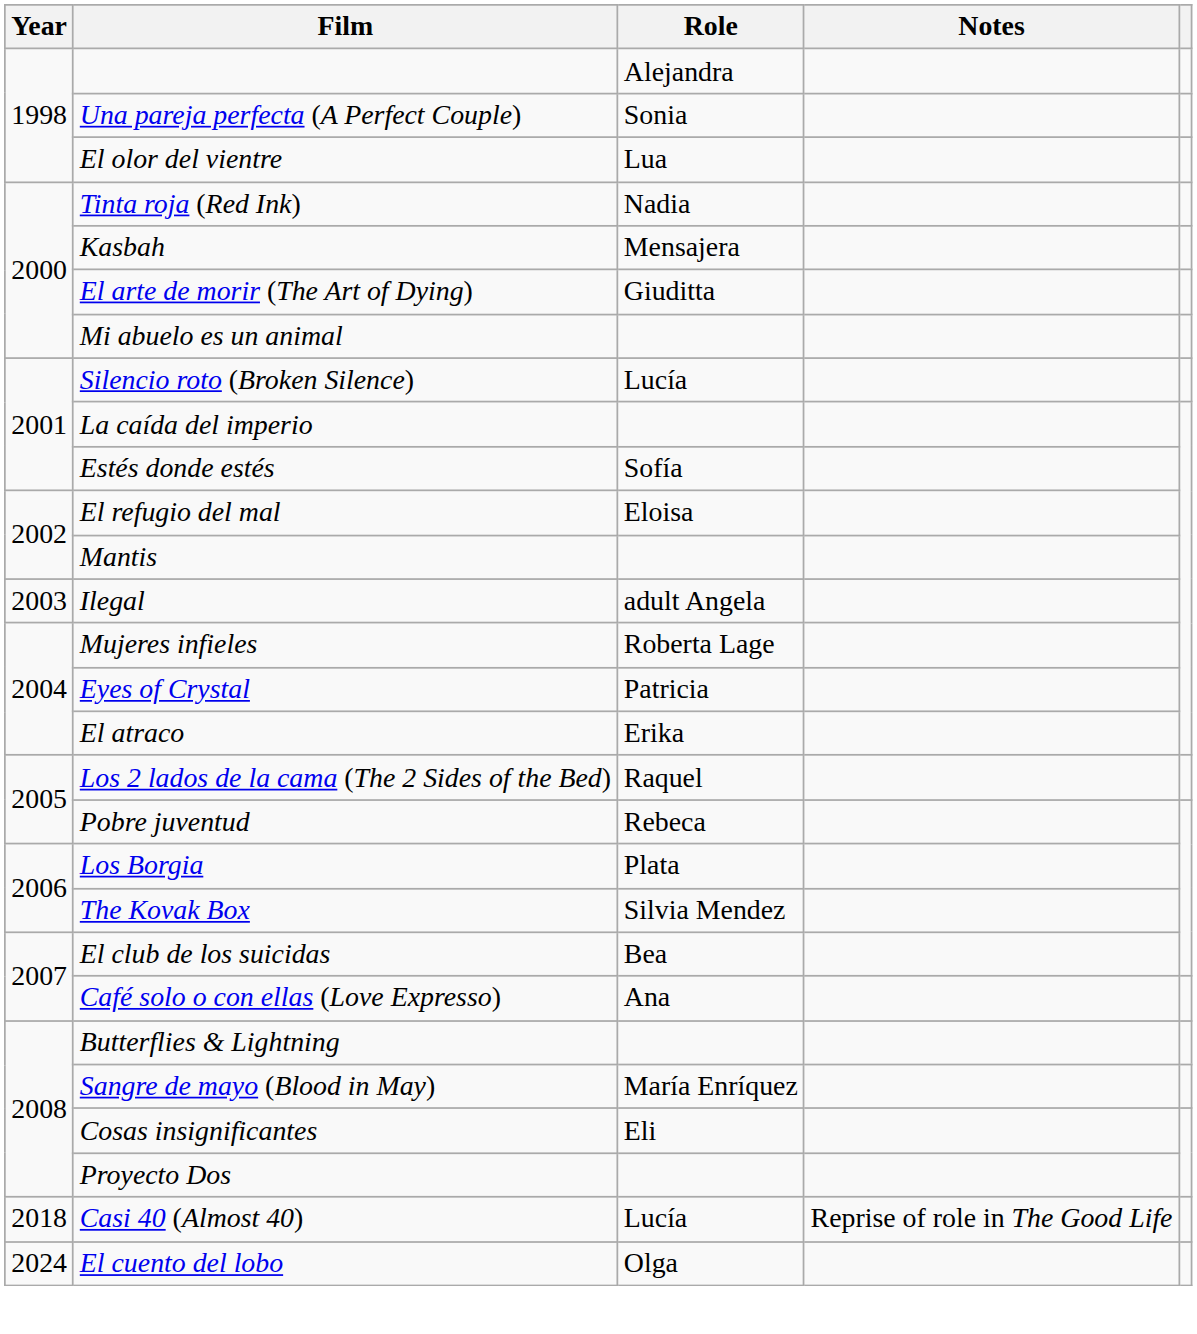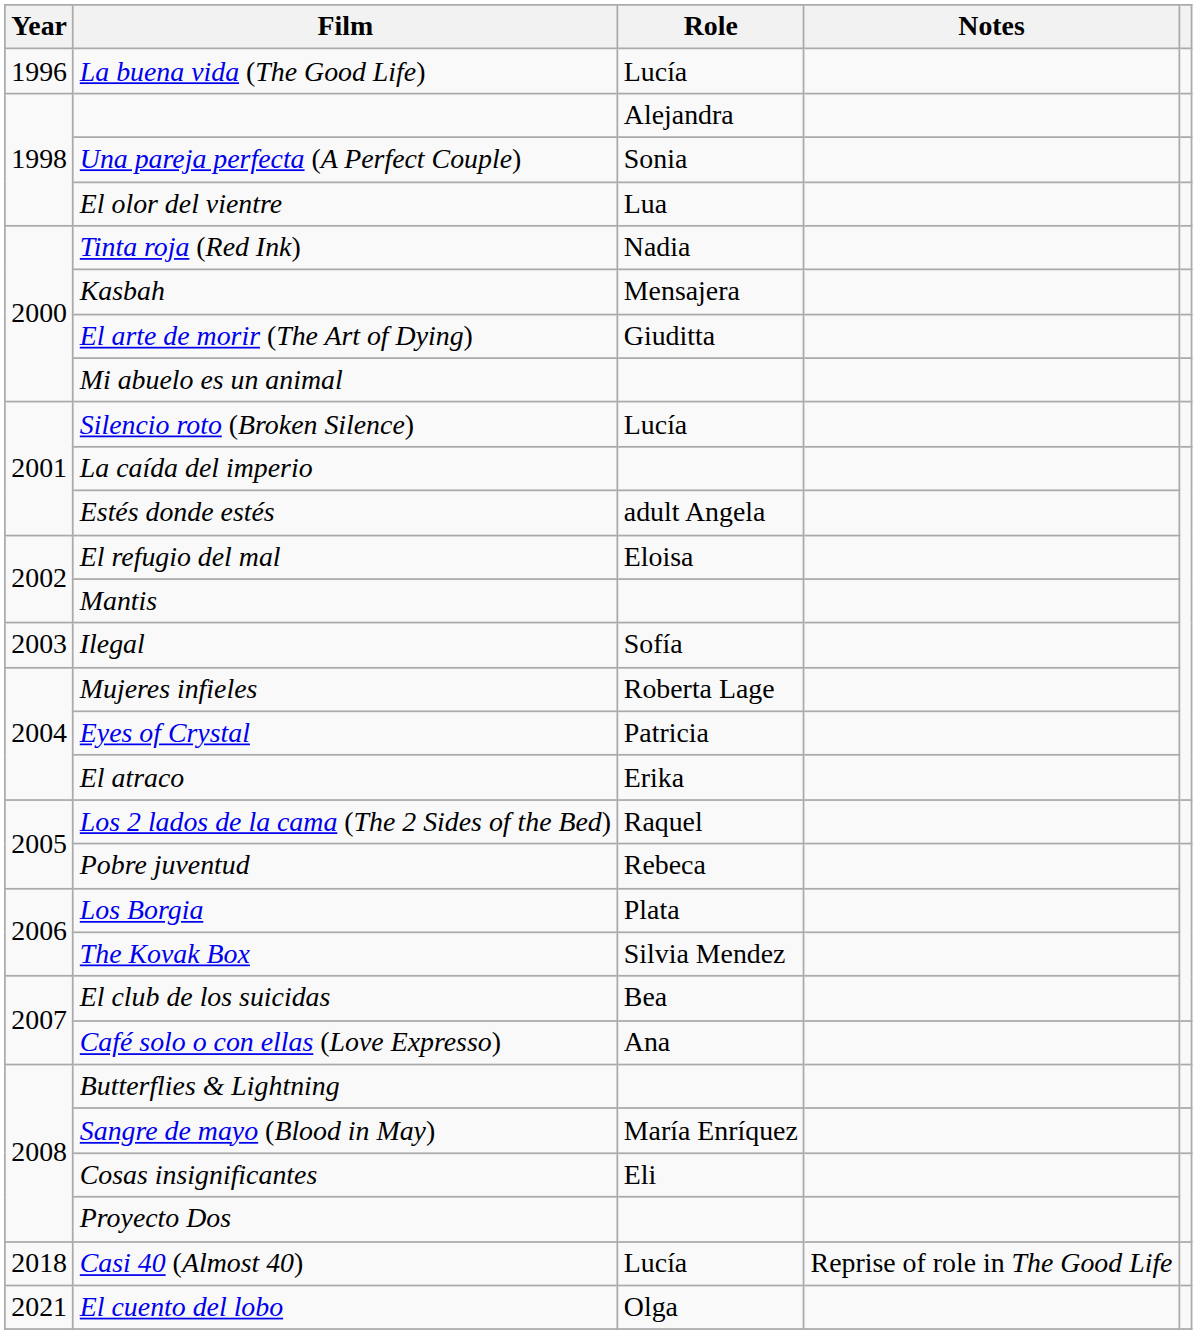+ row: (253, 70)
(653, 468) Sofía -> (695, 512) adult Angela
(695, 600) adult Angela -> (653, 644) Sofía
(39, 1262) 2024 -> (39, 1306) 2021
